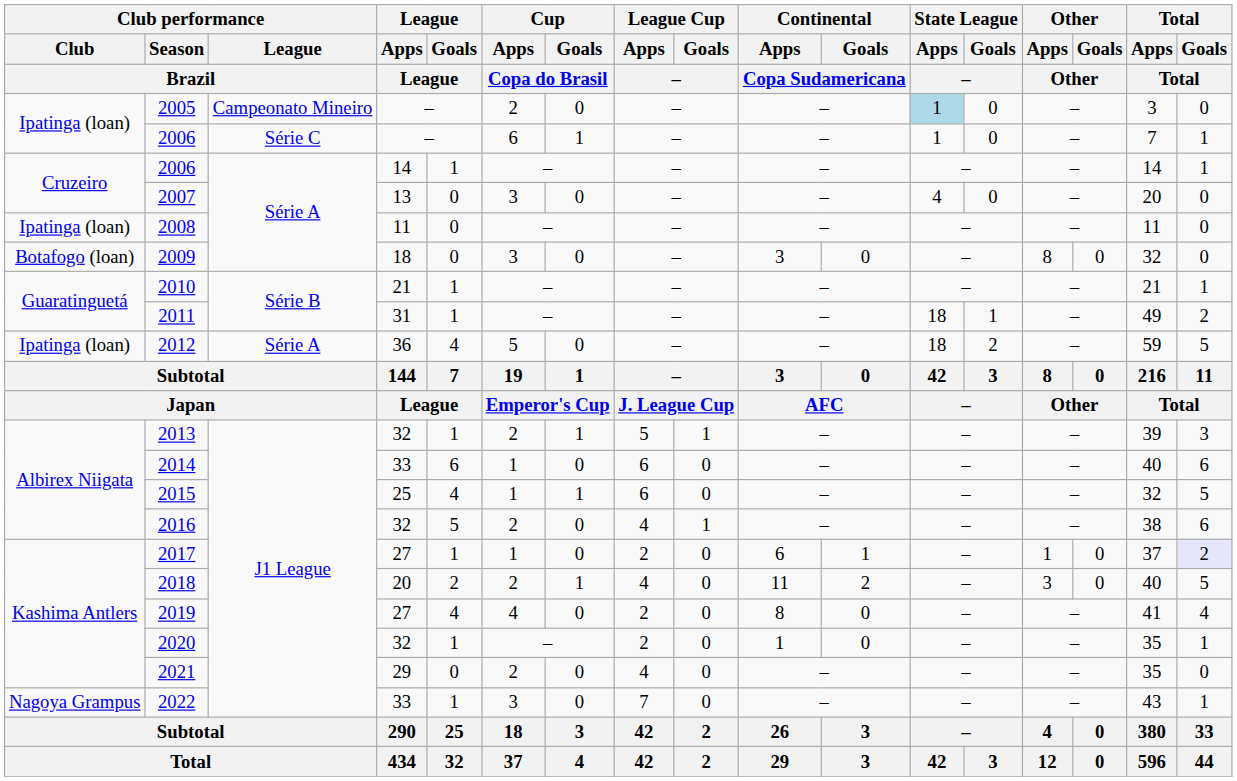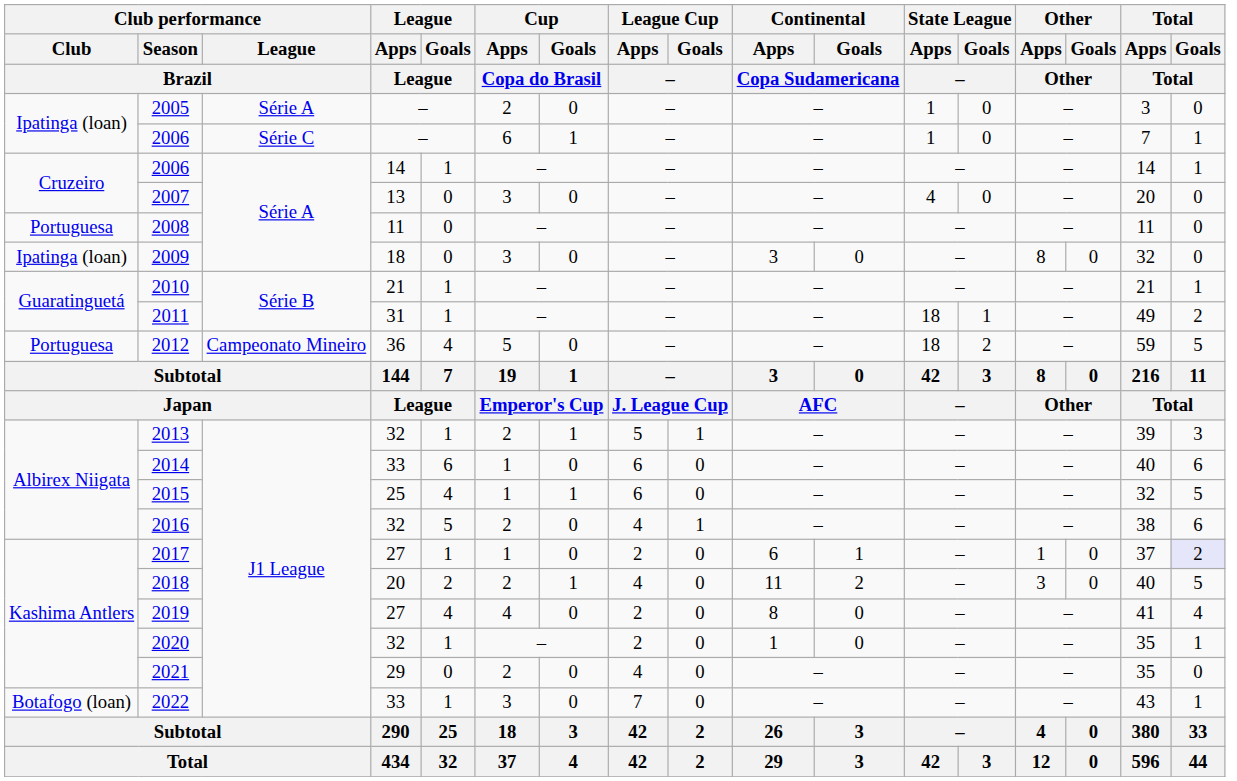(293, 108) Campeonato Mineiro -> (286, 108) Série A
(937, 108) lightblue background -> (931, 108) no background
(75, 227) Ipatinga (loan) -> (72, 227) Portuguesa
(75, 256) Botafogo (loan) -> (72, 256) Ipatinga (loan)
(75, 345) Ipatinga (loan) -> (72, 345) Portuguesa
(293, 345) Série A -> (286, 345) Campeonato Mineiro
(75, 702) Nagoya Grampus -> (72, 702) Botafogo (loan)
